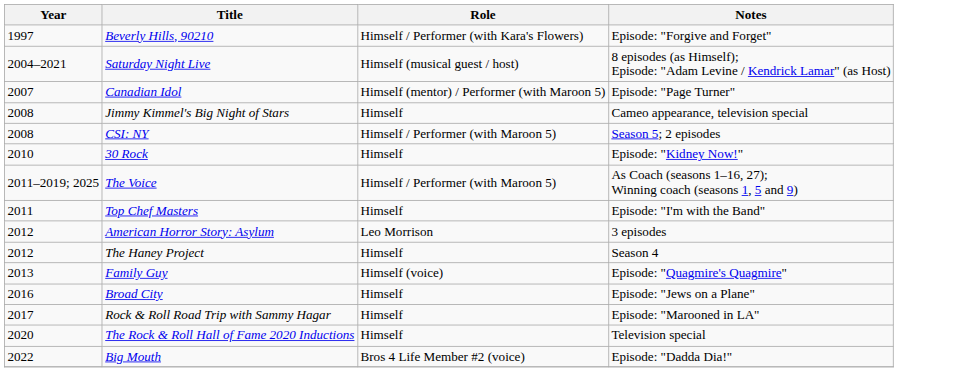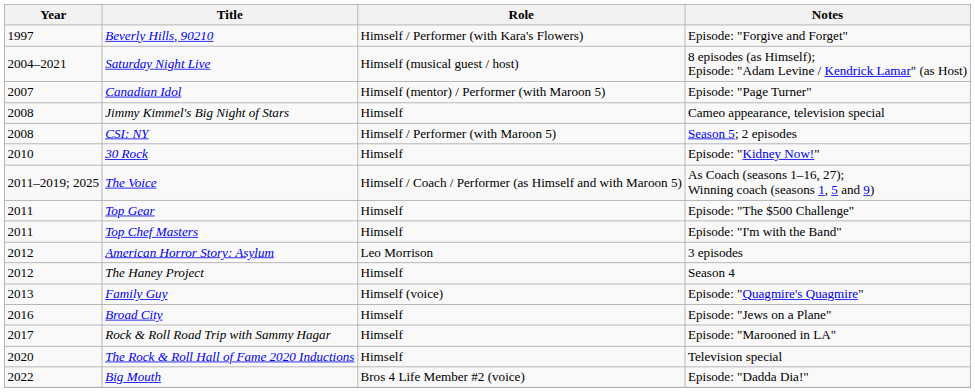(458, 182) Himself / Performer (with Maroon 5) -> (521, 182) Himself / Coach / Performer (as Himself and with Maroon 5)
+ row: (130, 210)
